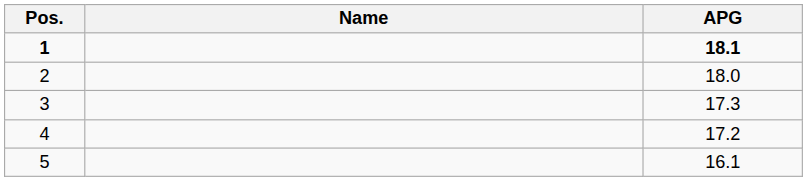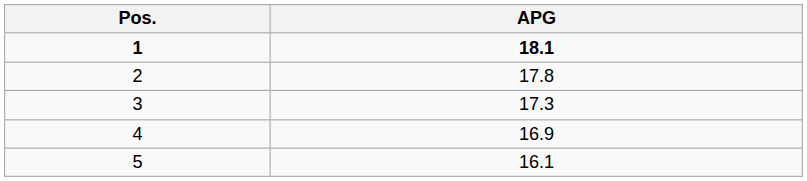- column: (364, 18)
(723, 76) 18.0 -> (537, 76) 17.8
(723, 133) 17.2 -> (537, 133) 16.9
